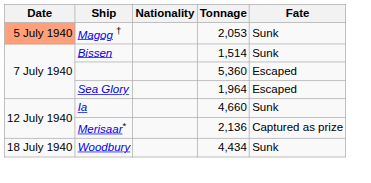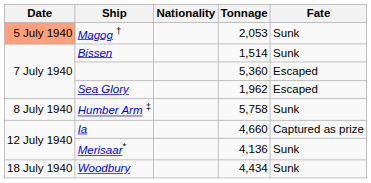(232, 89) 1,964 -> (253, 89) 1,962
+ row: (114, 109)
(265, 108) Sunk -> (319, 129) Captured as prize
(232, 127) 2,136 -> (253, 149) 4,136
(298, 127) Captured as prize -> (286, 149) Sunk
